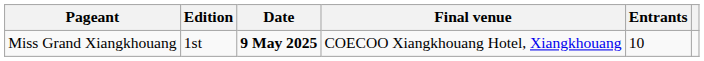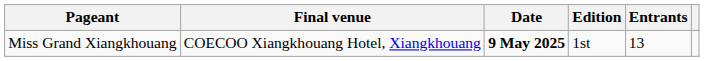columns swapped: (208, 17) <-> (473, 17)
(637, 43) 10 -> (637, 43) 13
